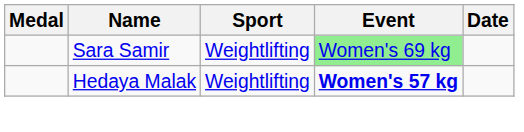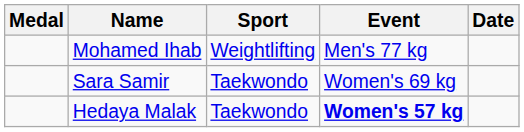+ row: (137, 51)
(257, 51) Weightlifting -> (259, 81) Taekwondo
(385, 51) lightgreen background -> (390, 81) no background
(257, 81) Weightlifting -> (259, 112) Taekwondo
